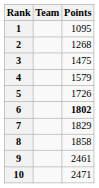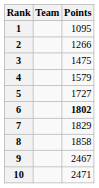(81, 45) 1268 -> (81, 45) 1266
(81, 93) 1726 -> (81, 93) 1727
(81, 158) 2461 -> (81, 158) 2467
